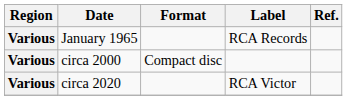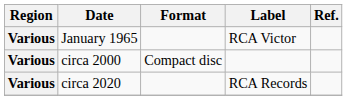(268, 38) RCA Records -> (262, 38) RCA Victor
(262, 83) RCA Victor -> (268, 83) RCA Records
